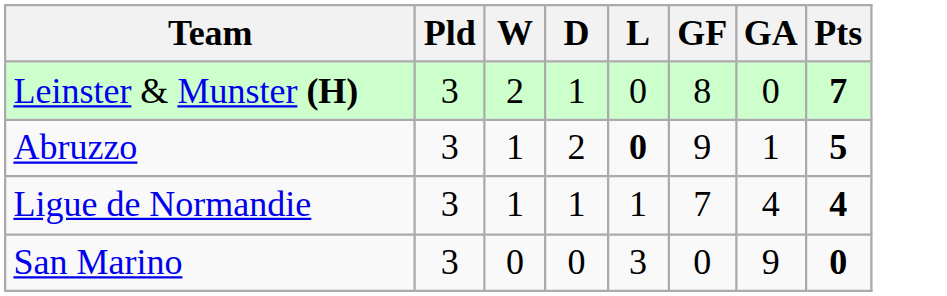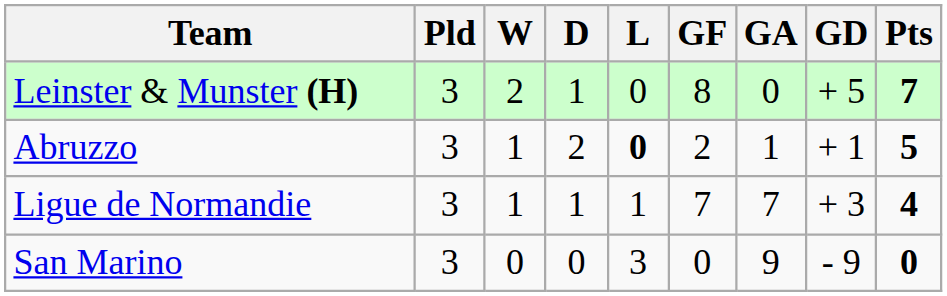+ column: (841, 33)
(702, 147) 9 -> (702, 147) 2
(771, 204) 4 -> (771, 204) 7
